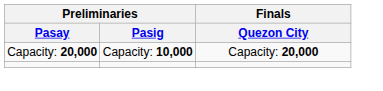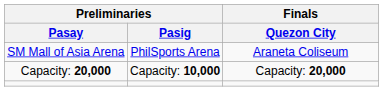+ row: (66, 52)
